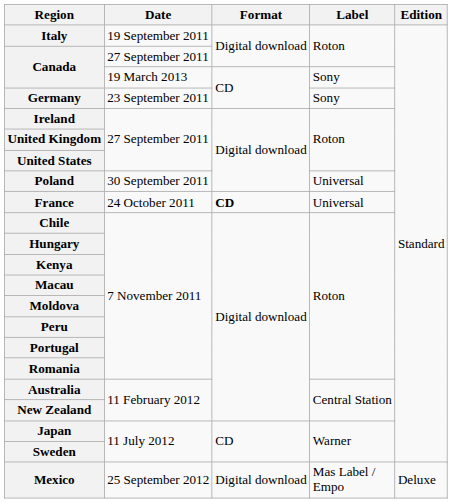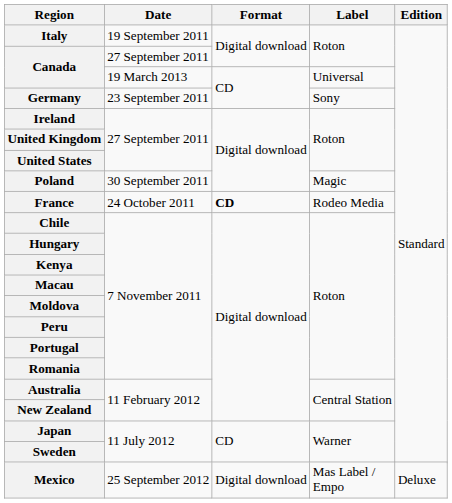(326, 77) Sony -> (338, 77) Universal
(338, 181) Universal -> (330, 181) Magic
(338, 202) Universal -> (348, 202) Rodeo Media
